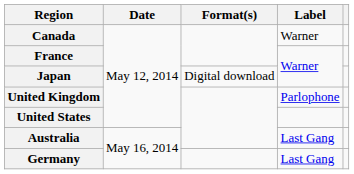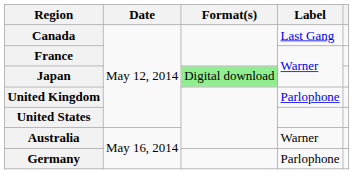(299, 35) Warner -> (307, 35) Last Gang
(229, 76) no background -> (229, 76) lightgreen background
(307, 138) Last Gang -> (299, 138) Warner
(307, 158) Last Gang -> (310, 158) Parlophone
